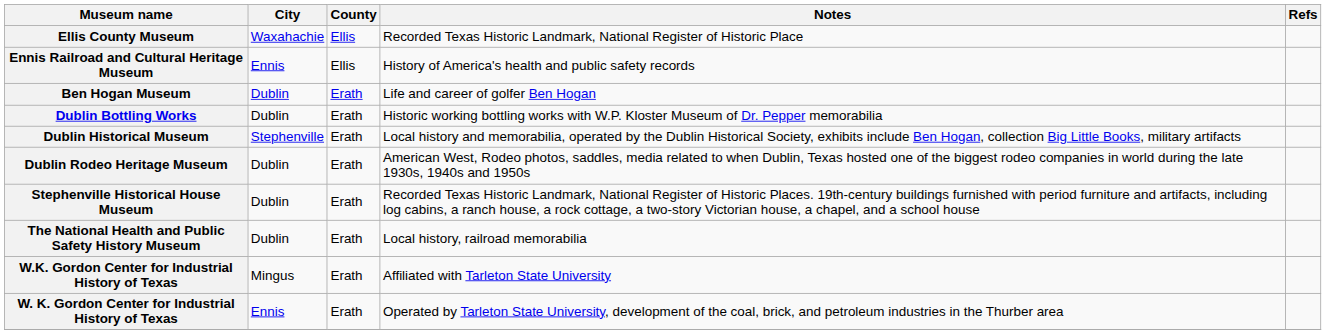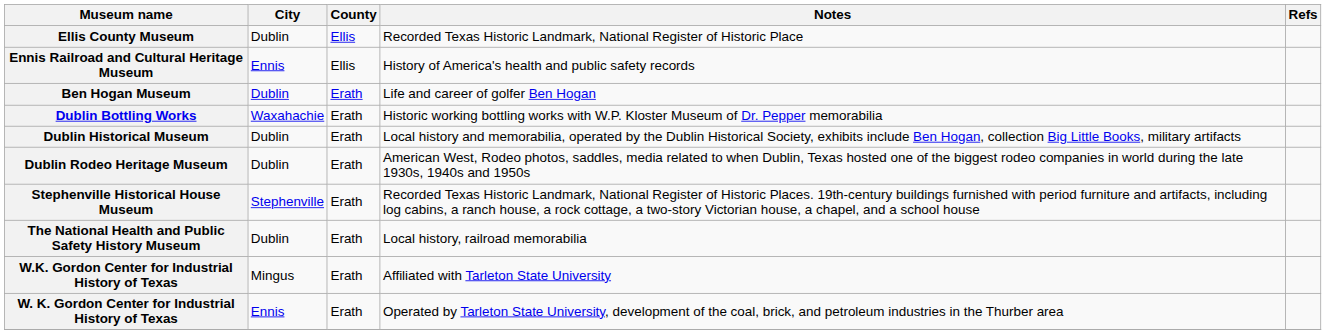(288, 36) Waxahachie -> (270, 36) Dublin
(270, 115) Dublin -> (288, 115) Waxahachie
(287, 136) Stephenville -> (270, 136) Dublin
(270, 202) Dublin -> (287, 202) Stephenville
